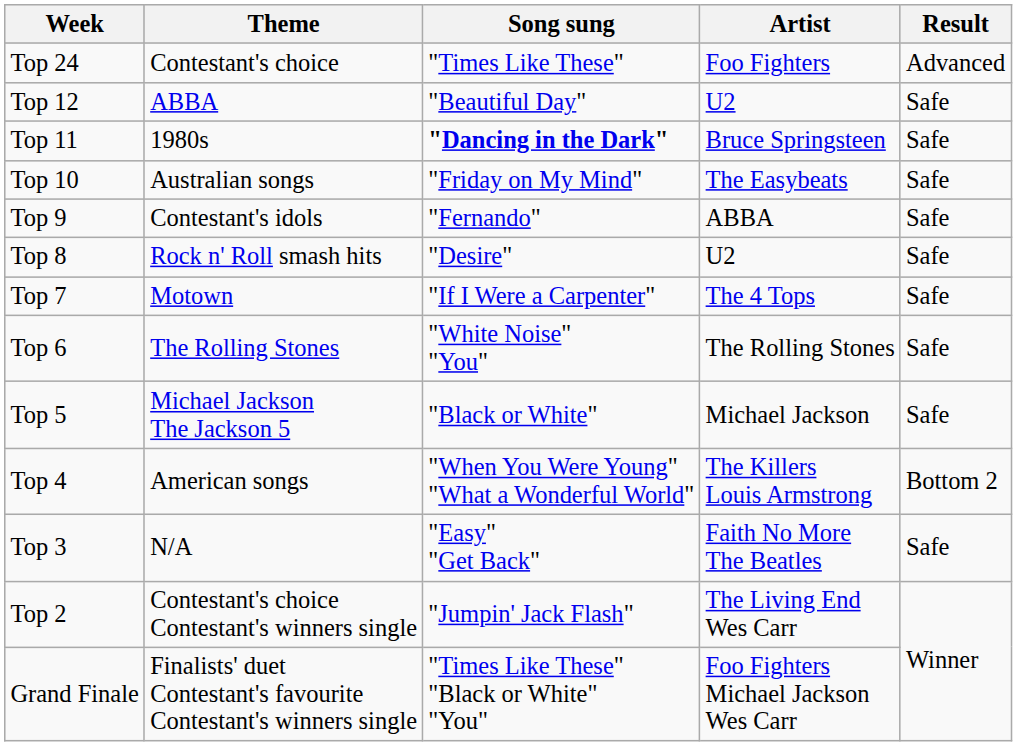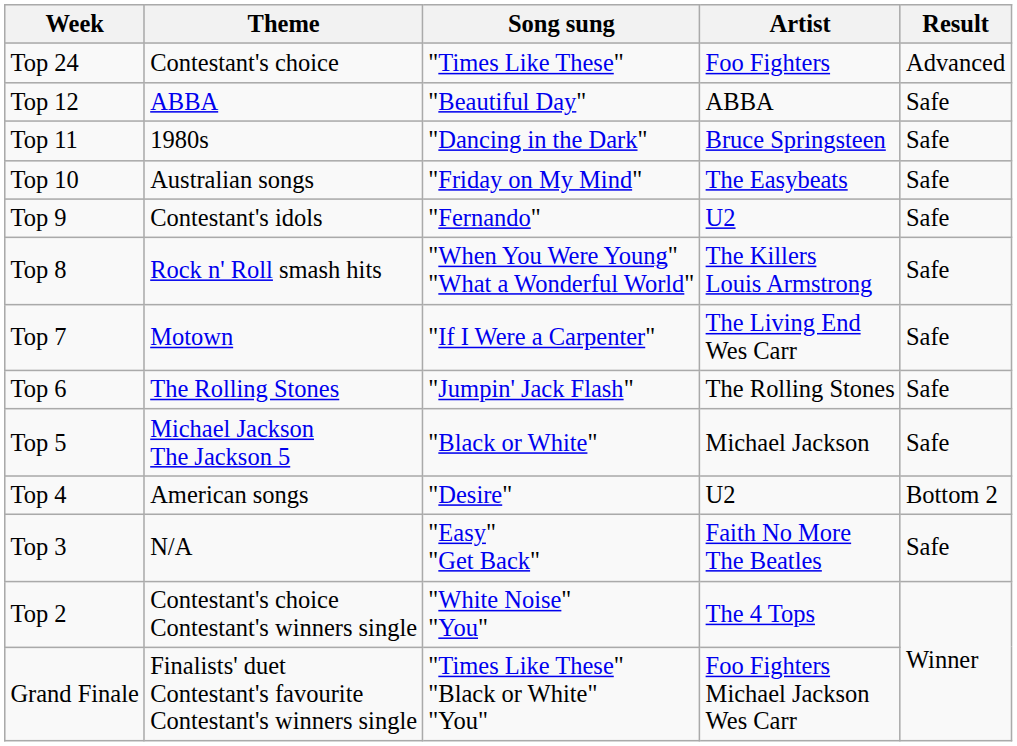(721, 101) U2 -> (740, 101) ABBA
(548, 140) bold -> (538, 140) normal
(740, 218) ABBA -> (721, 218) U2
(470, 256) "Desire" -> (561, 270) "When You Were Young" "What a Wonderful World"
(721, 256) U2 -> (789, 270) The Killers Louis Armstrong
(760, 295) The 4 Tops -> (783, 336) The Living End Wes Carr
(500, 348) "White Noise" "You" -> (531, 389) "Jumpin' Jack Flash"
(561, 480) "When You Were Young" "What a Wonderful World" -> (470, 494) "Desire"
(789, 480) The Killers Louis Armstrong -> (721, 494) U2
(531, 613) "Jumpin' Jack Flash" -> (500, 613) "White Noise" "You"
(783, 613) The Living End Wes Carr -> (760, 613) The 4 Tops
